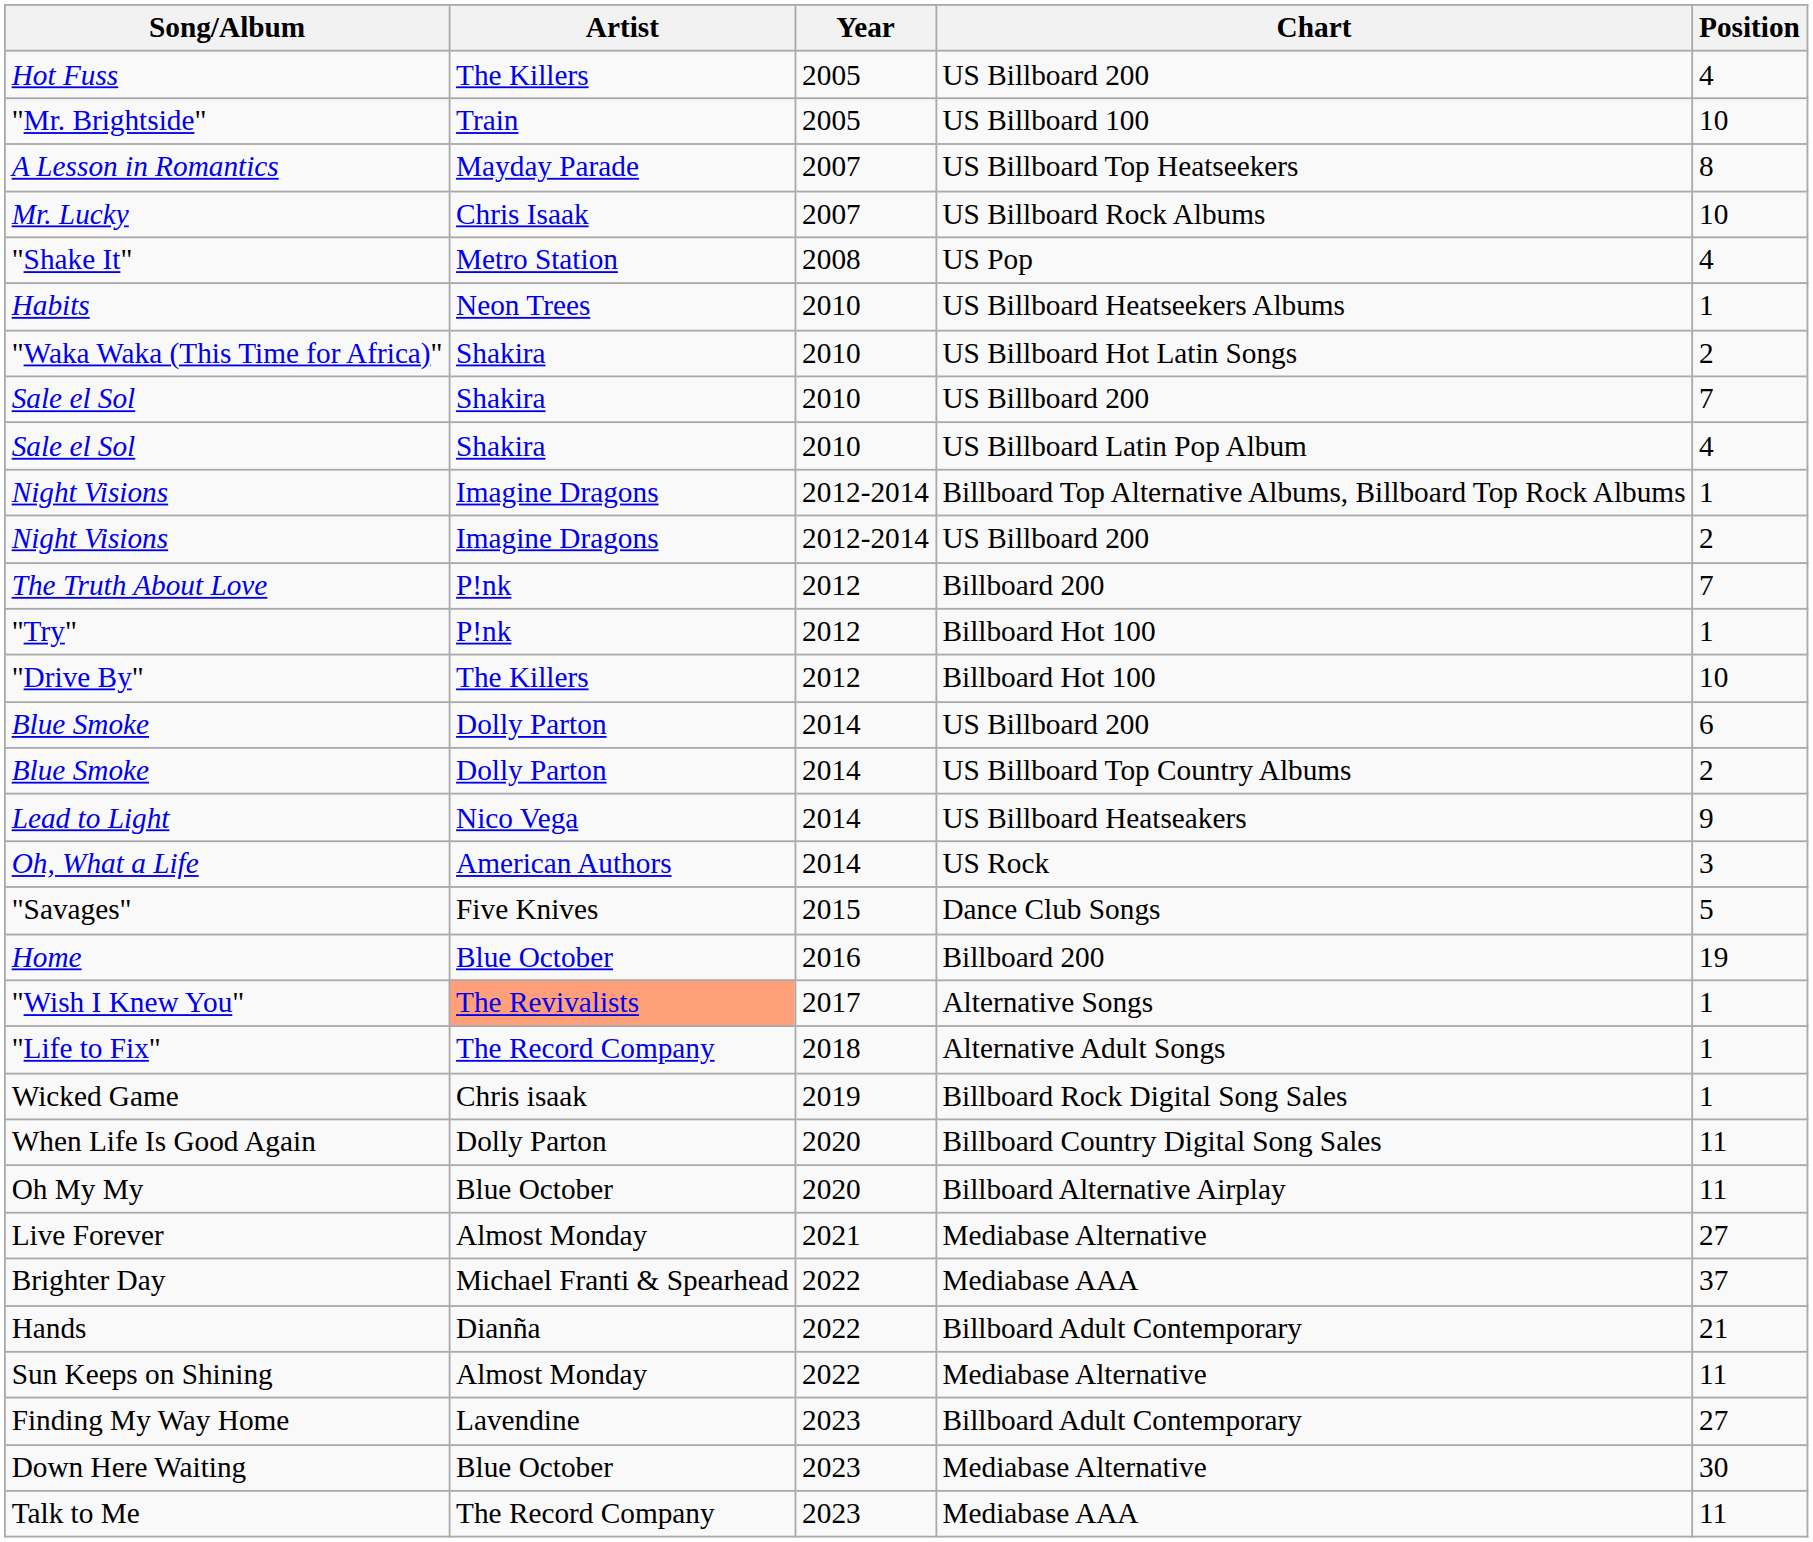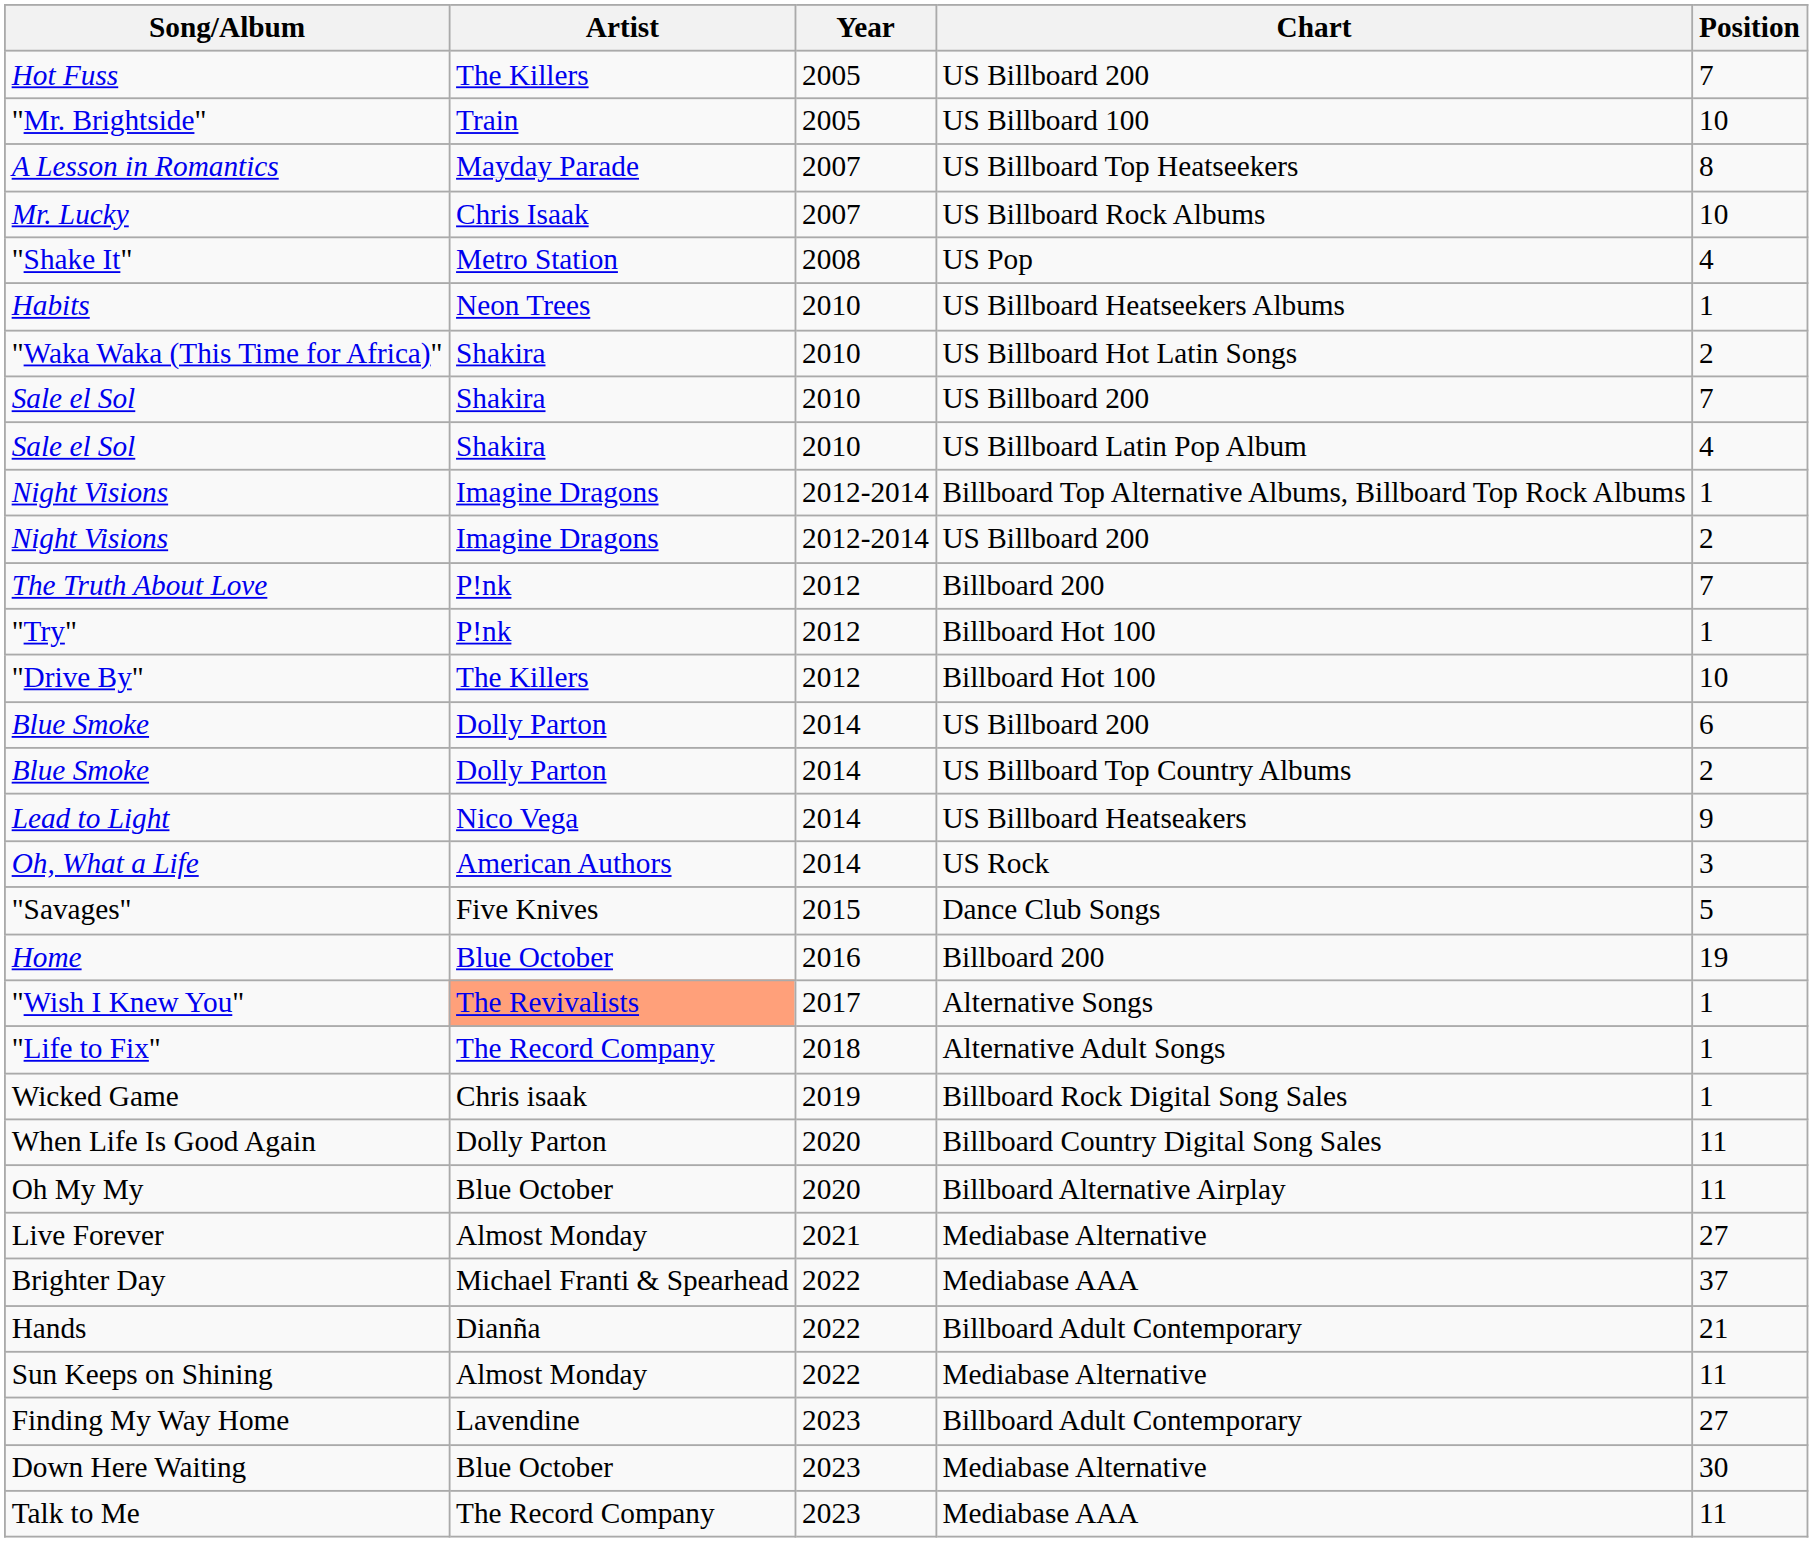(1706, 74) 4 -> (1706, 74) 7
